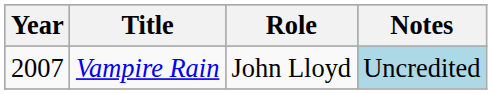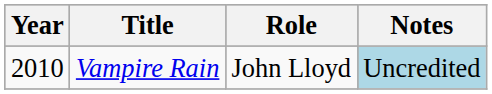(37, 67) 2007 -> (37, 67) 2010
